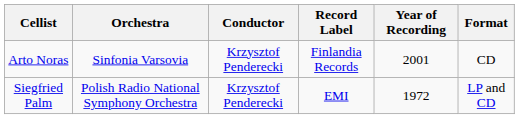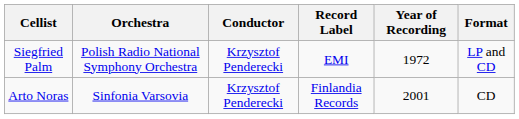rows swapped: (38, 95) <-> (38, 59)
